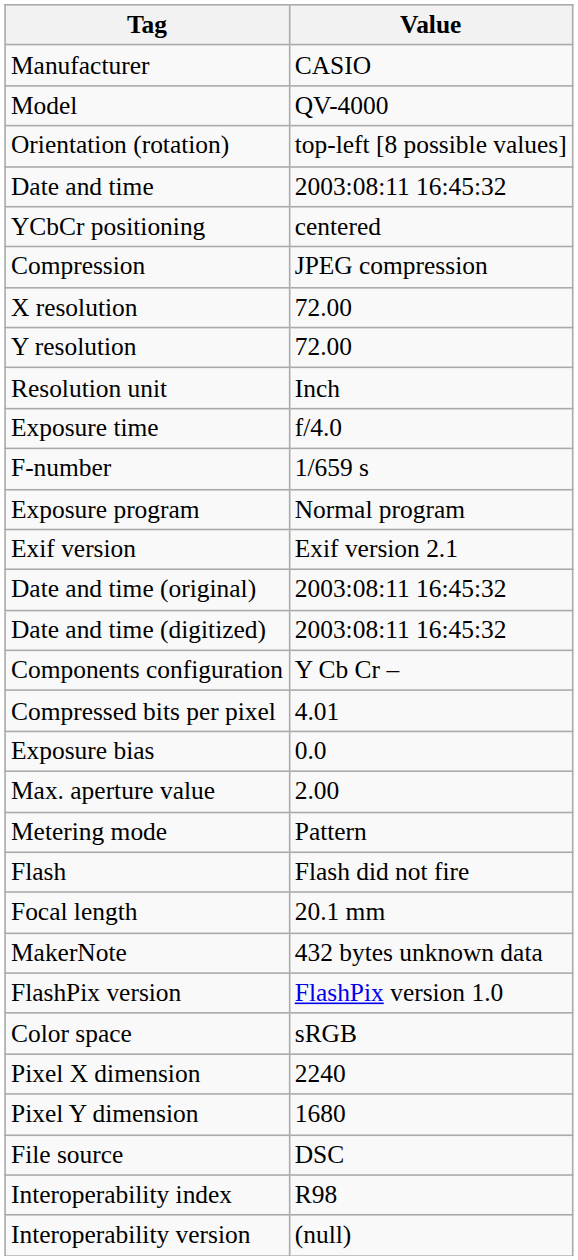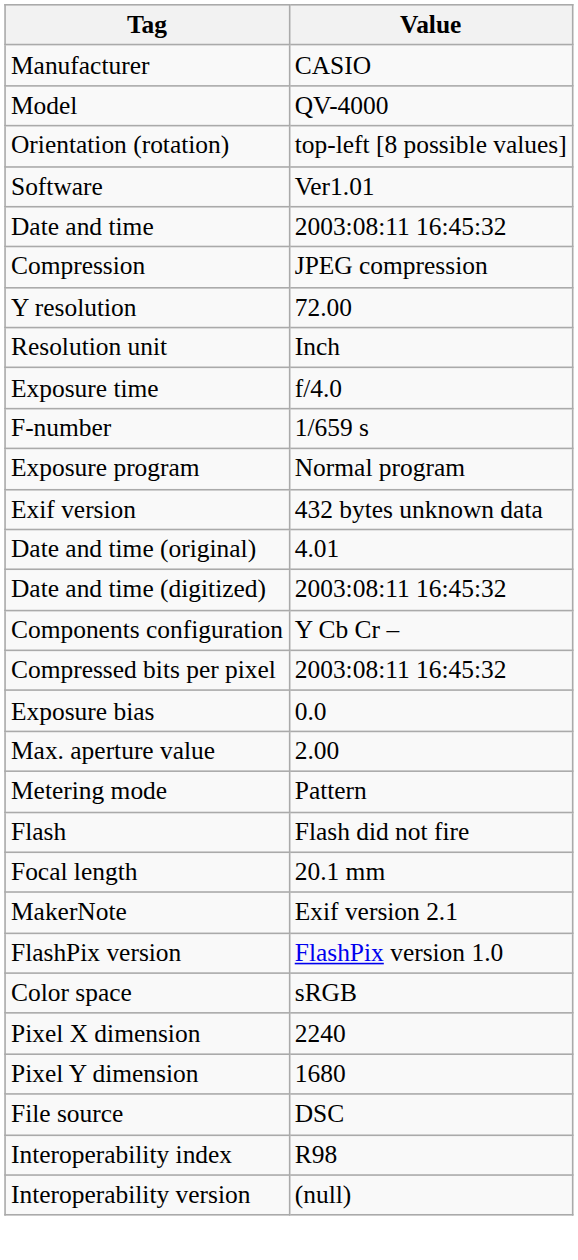+ row: (57, 186)
- row: (108, 226)
- row: (74, 307)
(376, 549) Exif version 2.1 -> (419, 508) 432 bytes unknown data
(401, 589) 2003:08:11 16:45:32 -> (317, 549) 4.01
(317, 710) 4.01 -> (401, 670) 2003:08:11 16:45:32
(419, 952) 432 bytes unknown data -> (376, 912) Exif version 2.1
